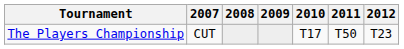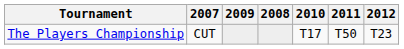columns swapped: (240, 15) <-> (275, 15)
